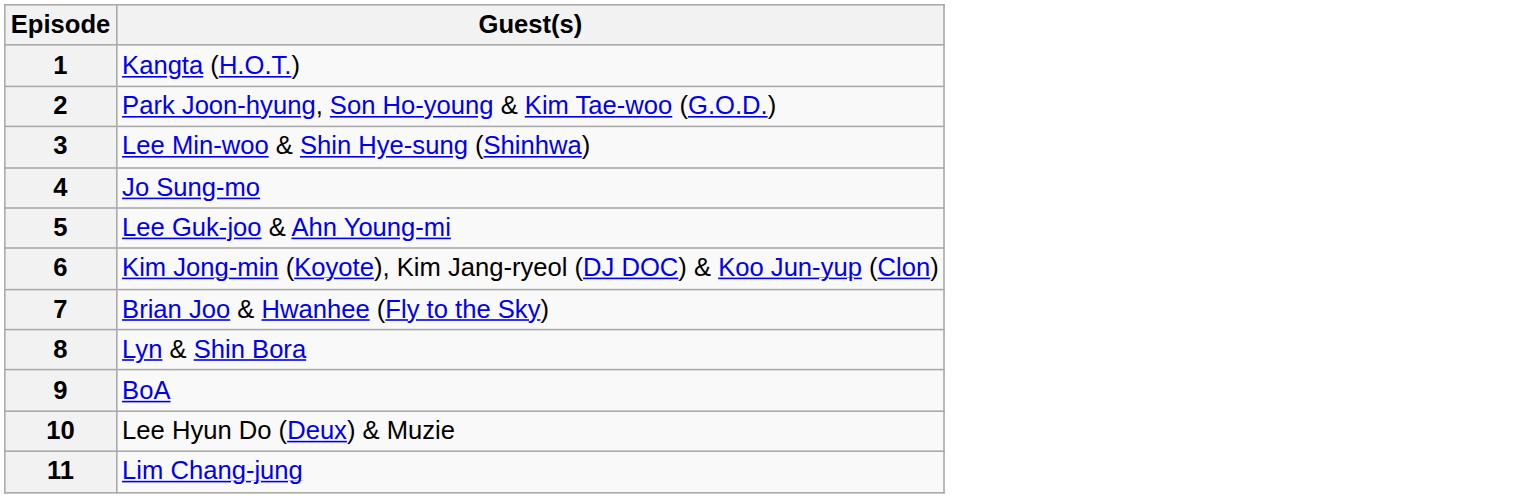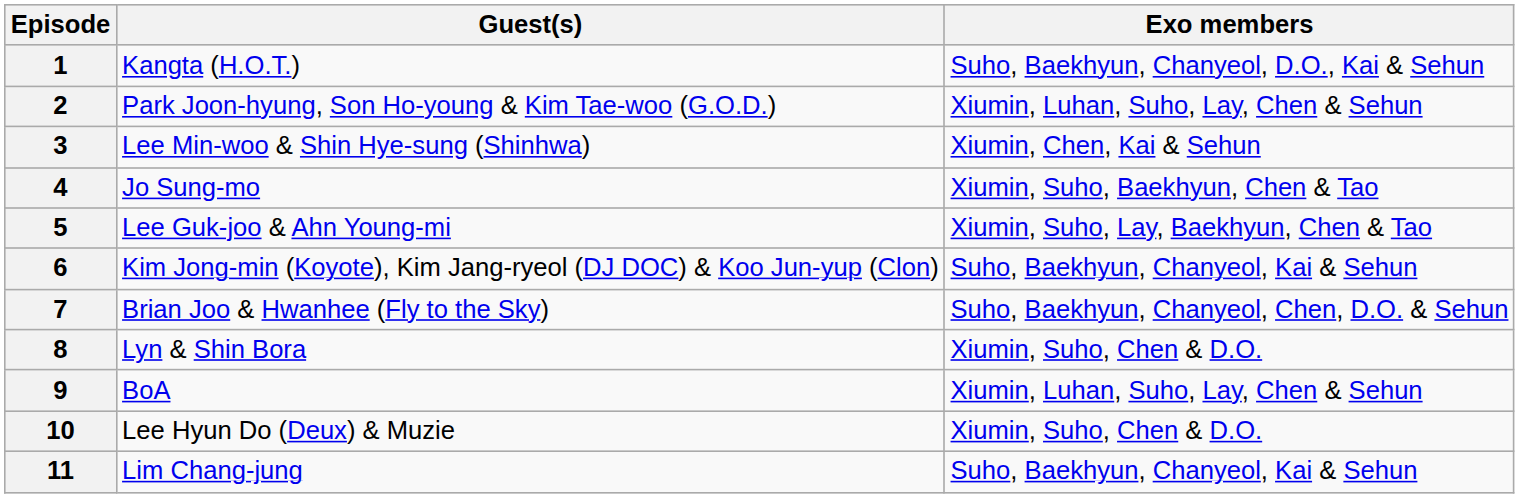+ column: (1230, 24)
